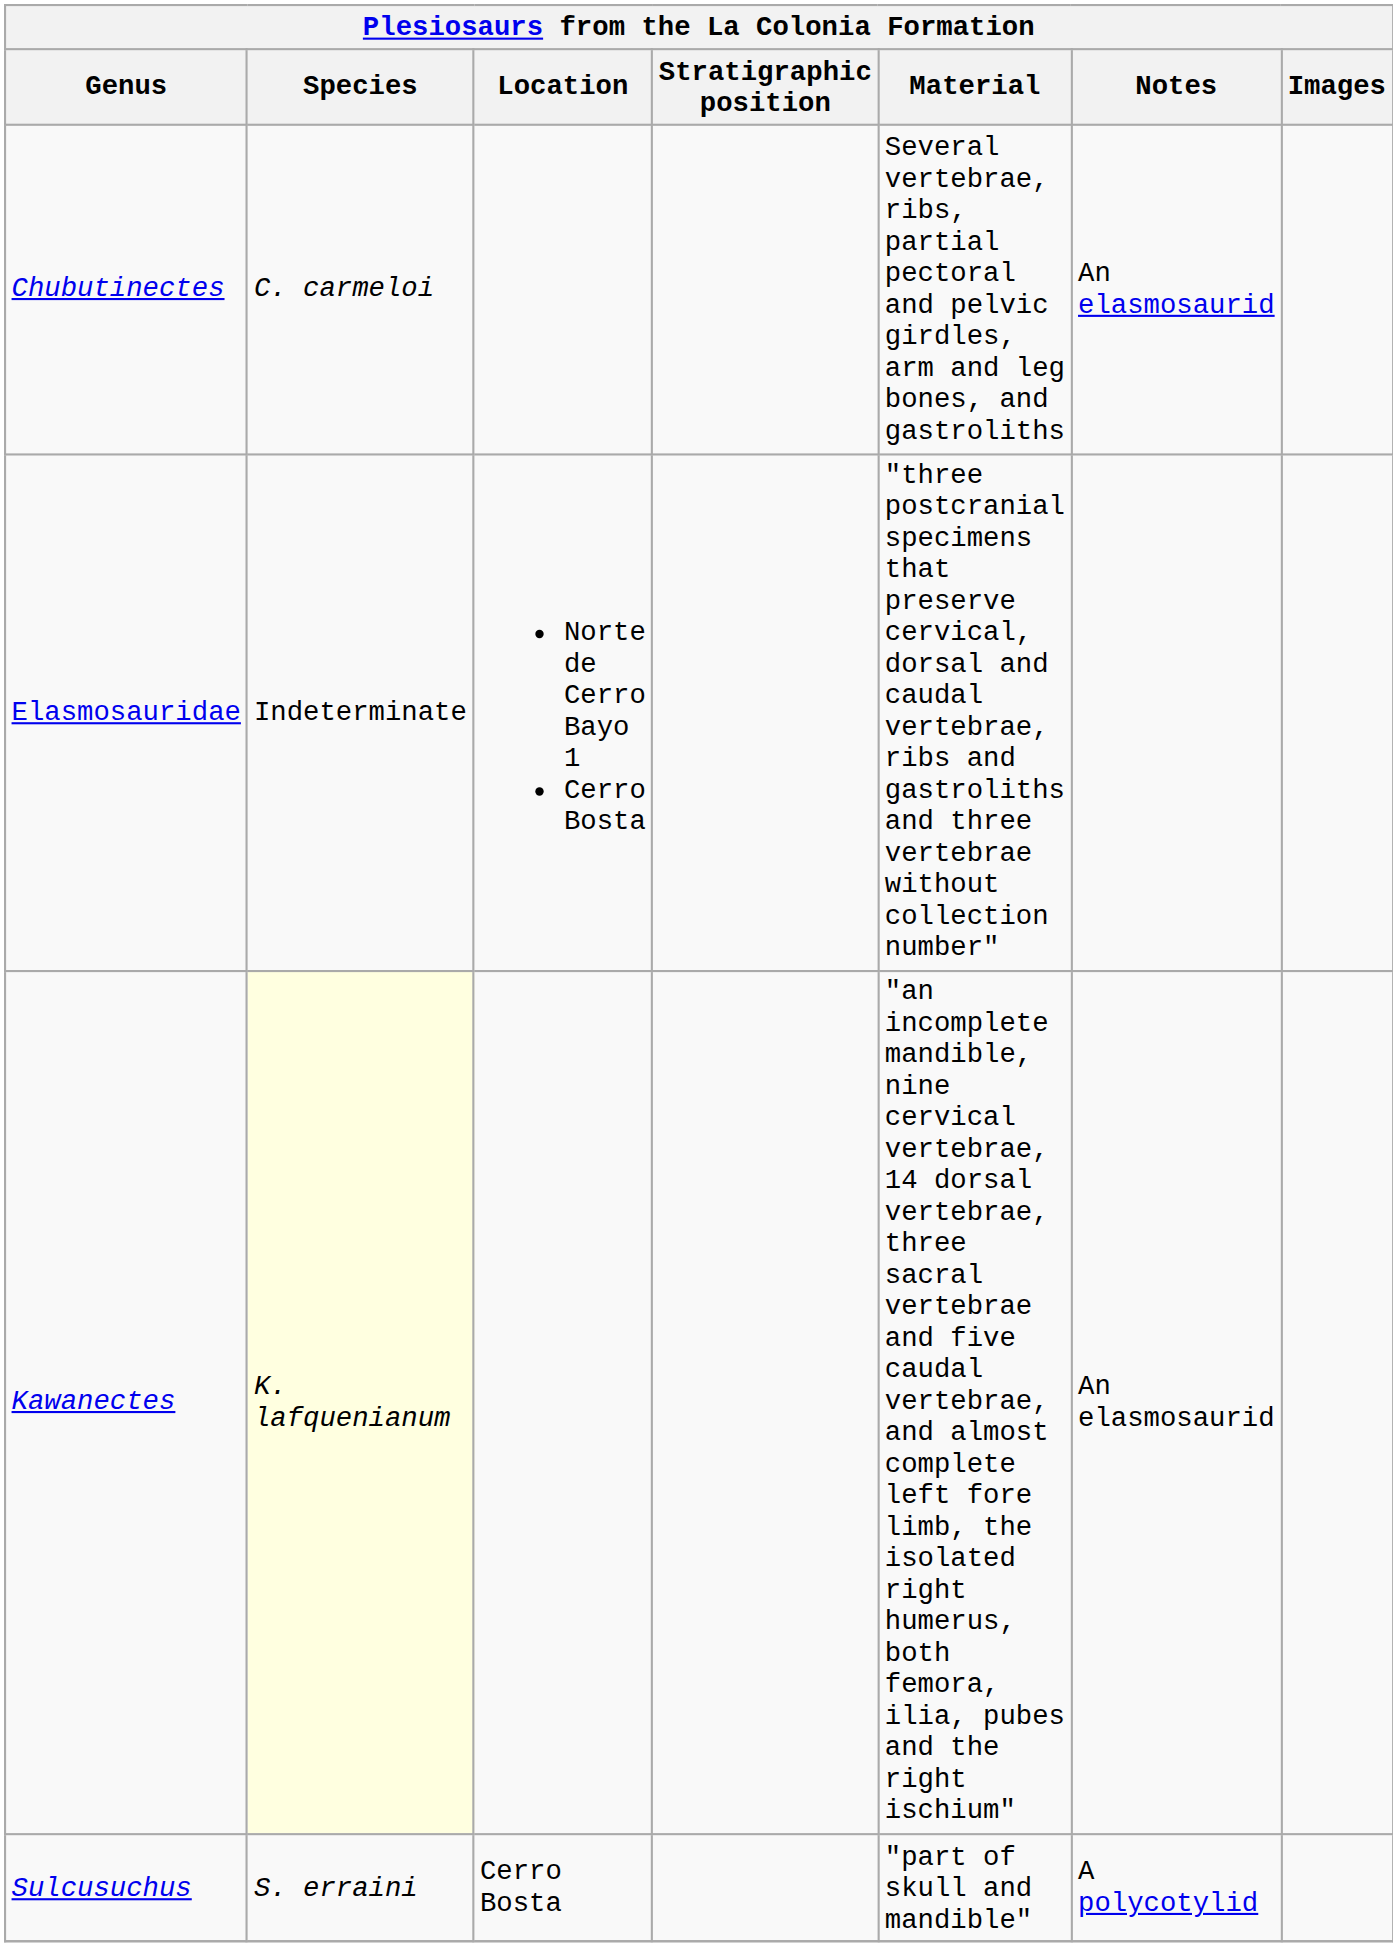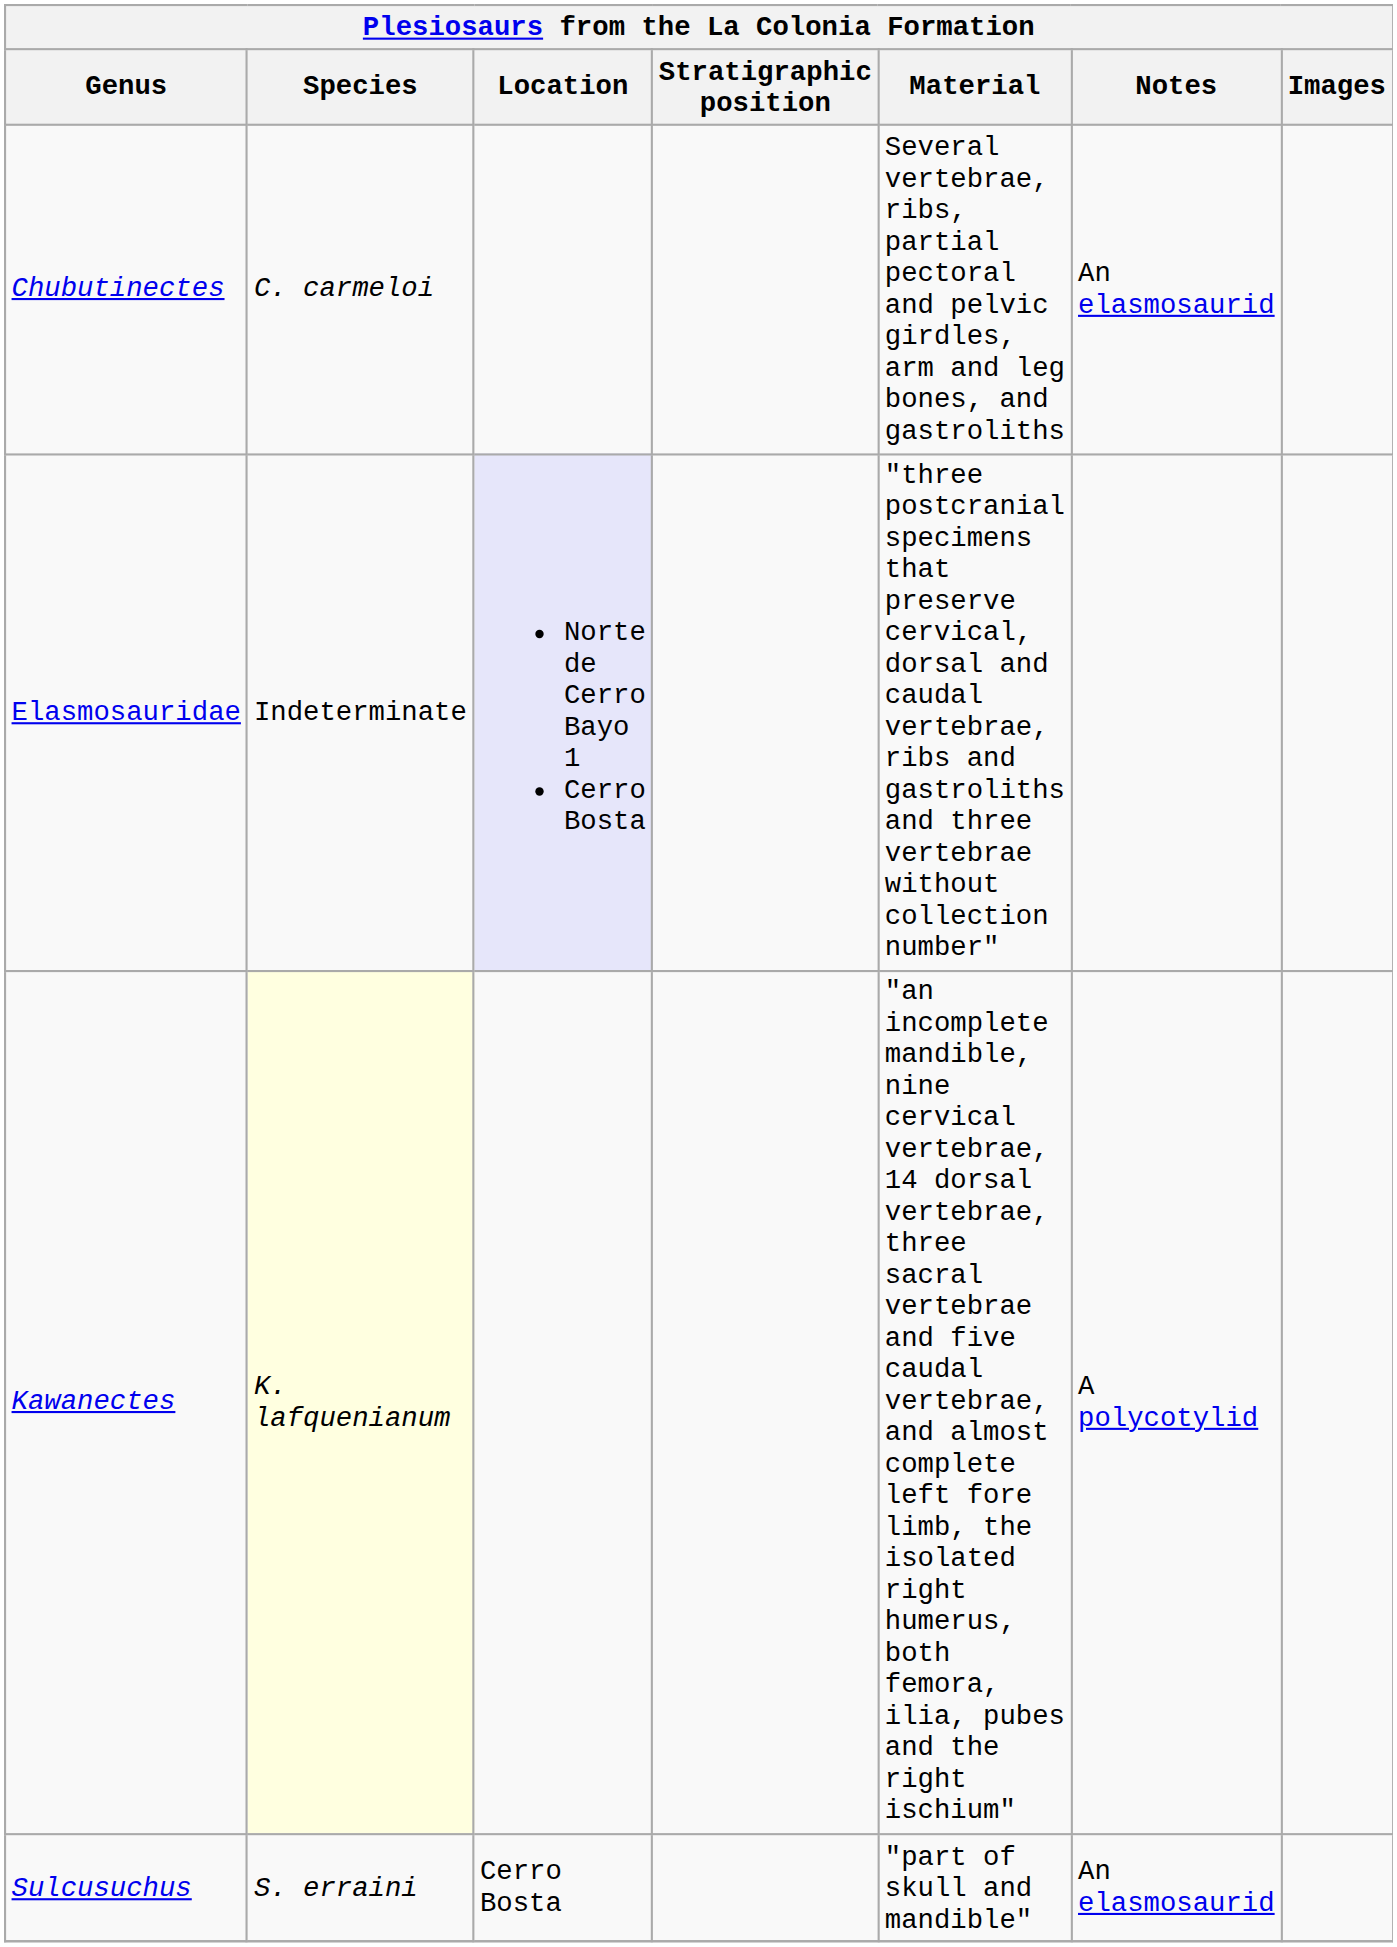(563, 728) no background -> (563, 728) lavender background
(1176, 1402) An elasmosaurid -> (1168, 1402) A polycotylid
(1168, 1888) A polycotylid -> (1176, 1888) An elasmosaurid
